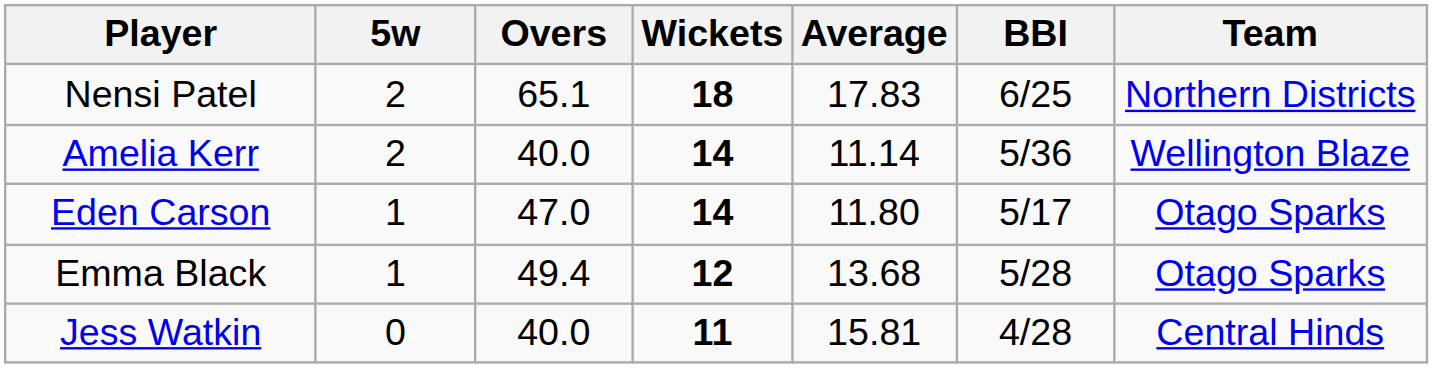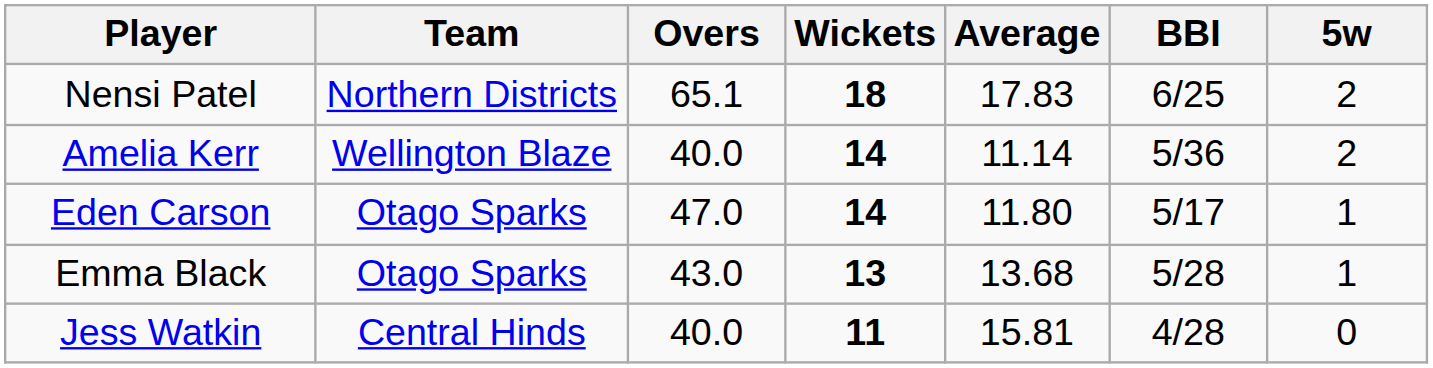columns swapped: (1270, 34) <-> (395, 34)
(554, 272) 49.4 -> (706, 272) 43.0
(712, 272) 12 -> (865, 272) 13
